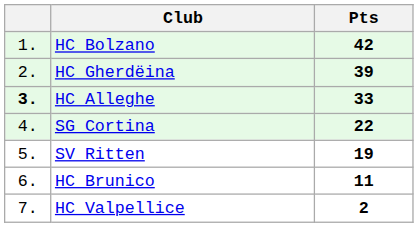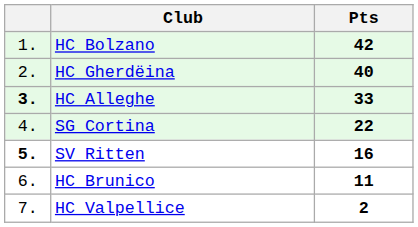(364, 72) 39 -> (364, 72) 40
(28, 154) normal -> (28, 154) bold
(364, 154) 19 -> (364, 154) 16
